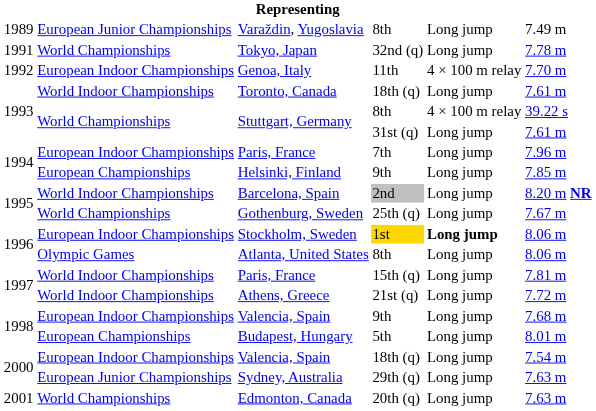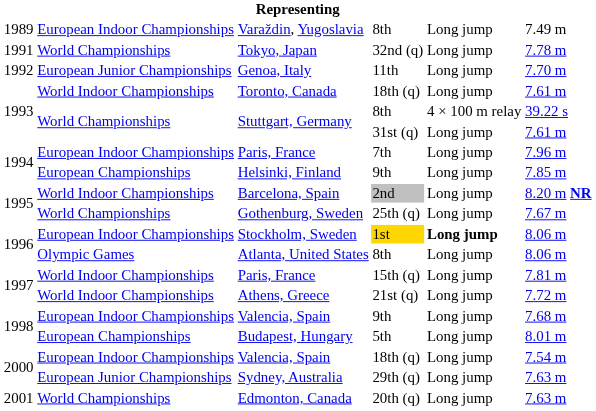(134, 29) European Junior Championships -> (136, 29) European Indoor Championships
(136, 70) European Indoor Championships -> (134, 70) European Junior Championships
(474, 70) 4 × 100 m relay -> (460, 70) Long jump
